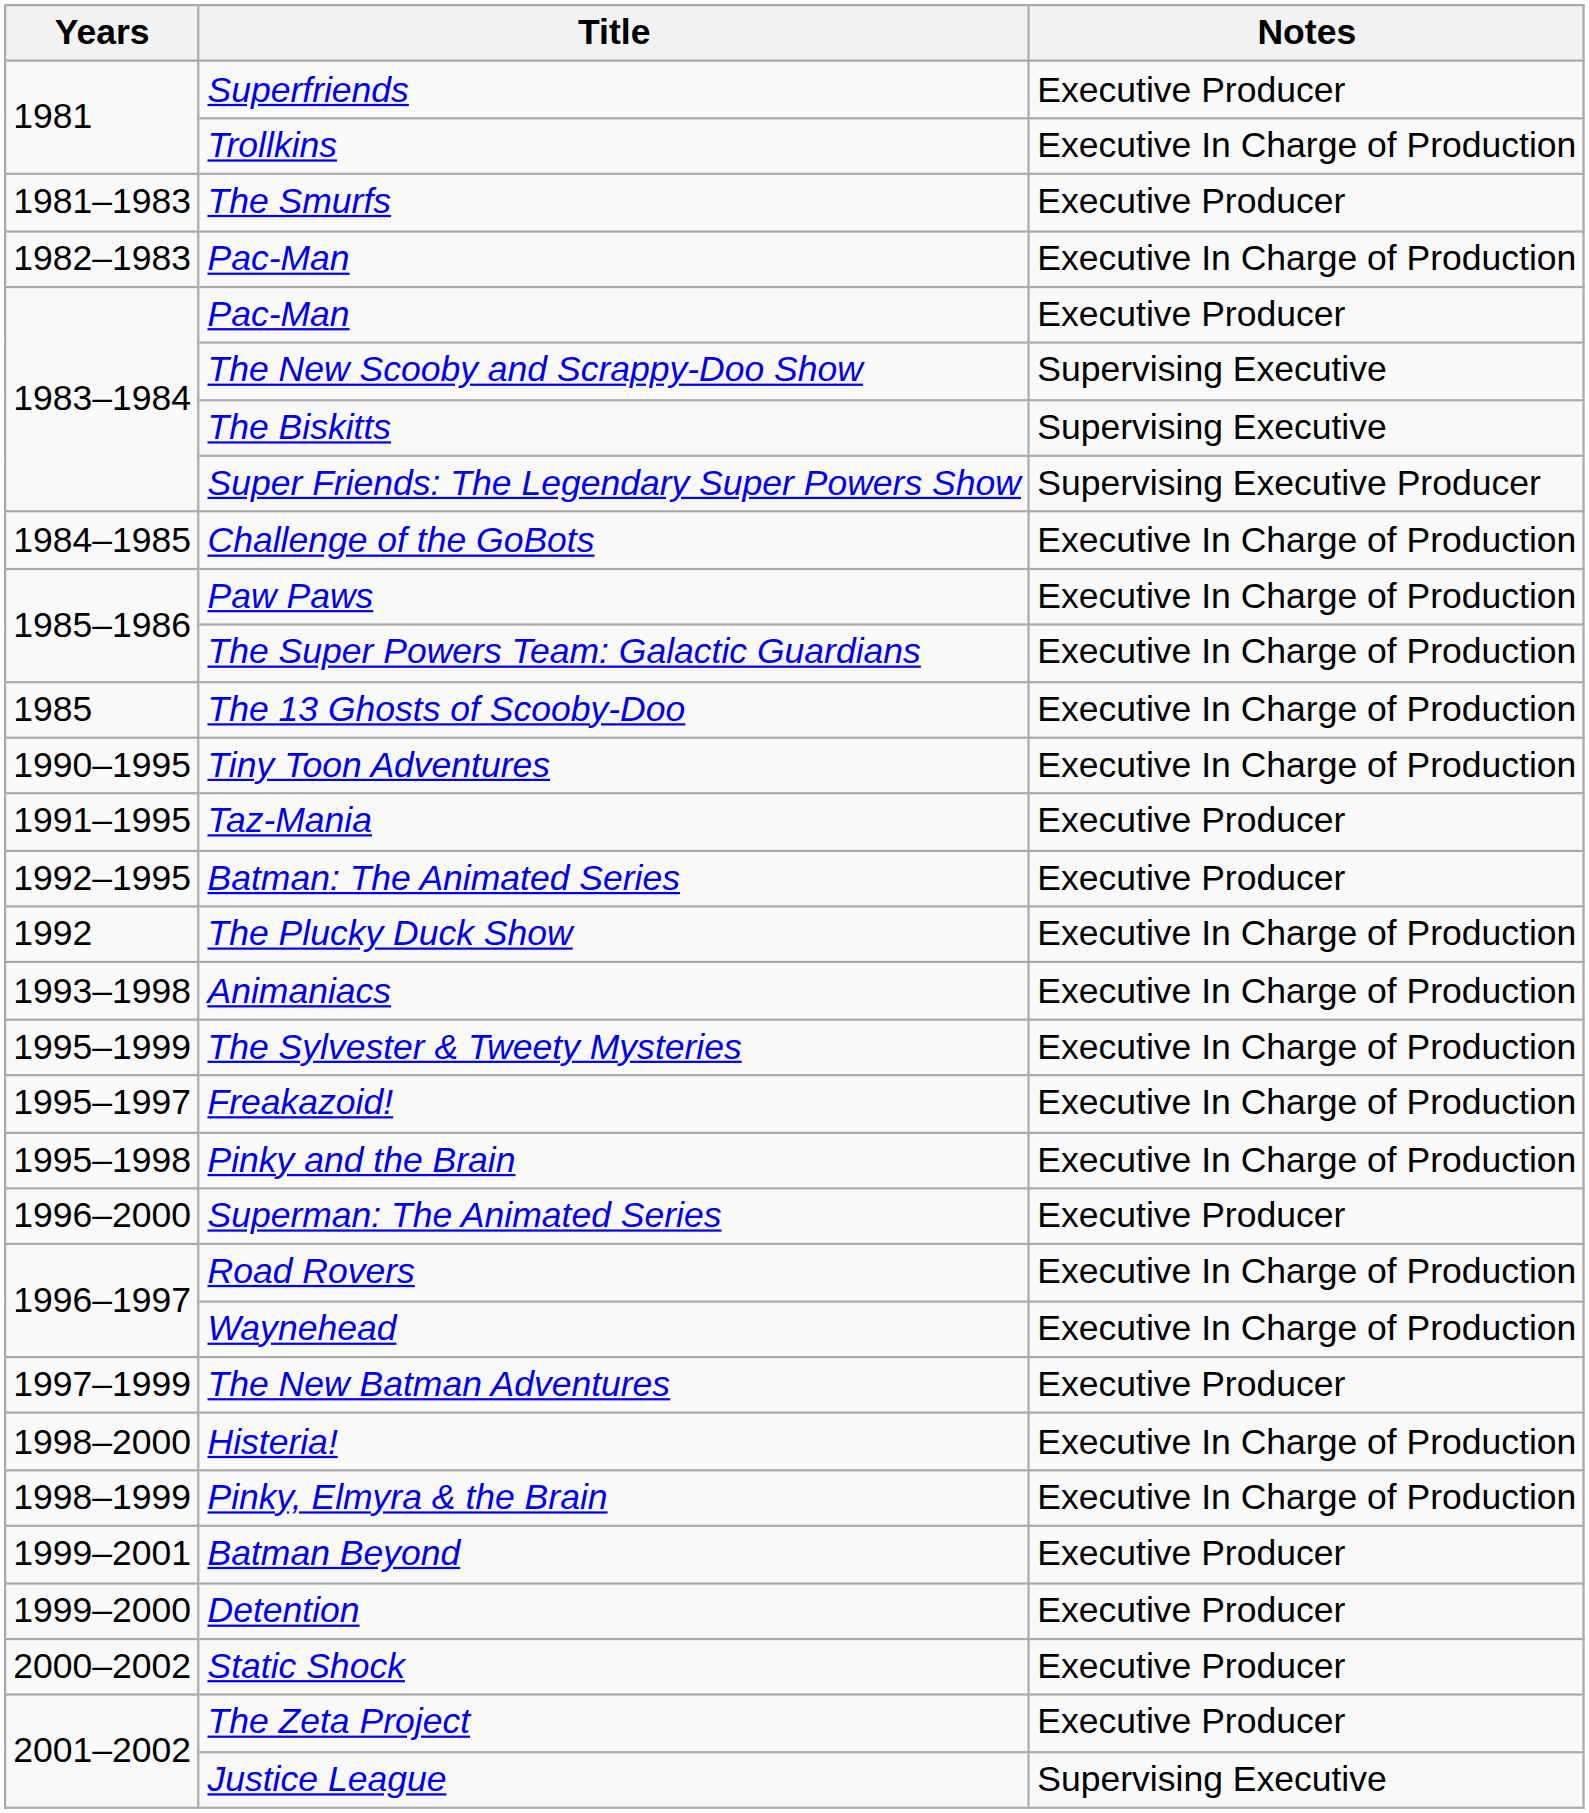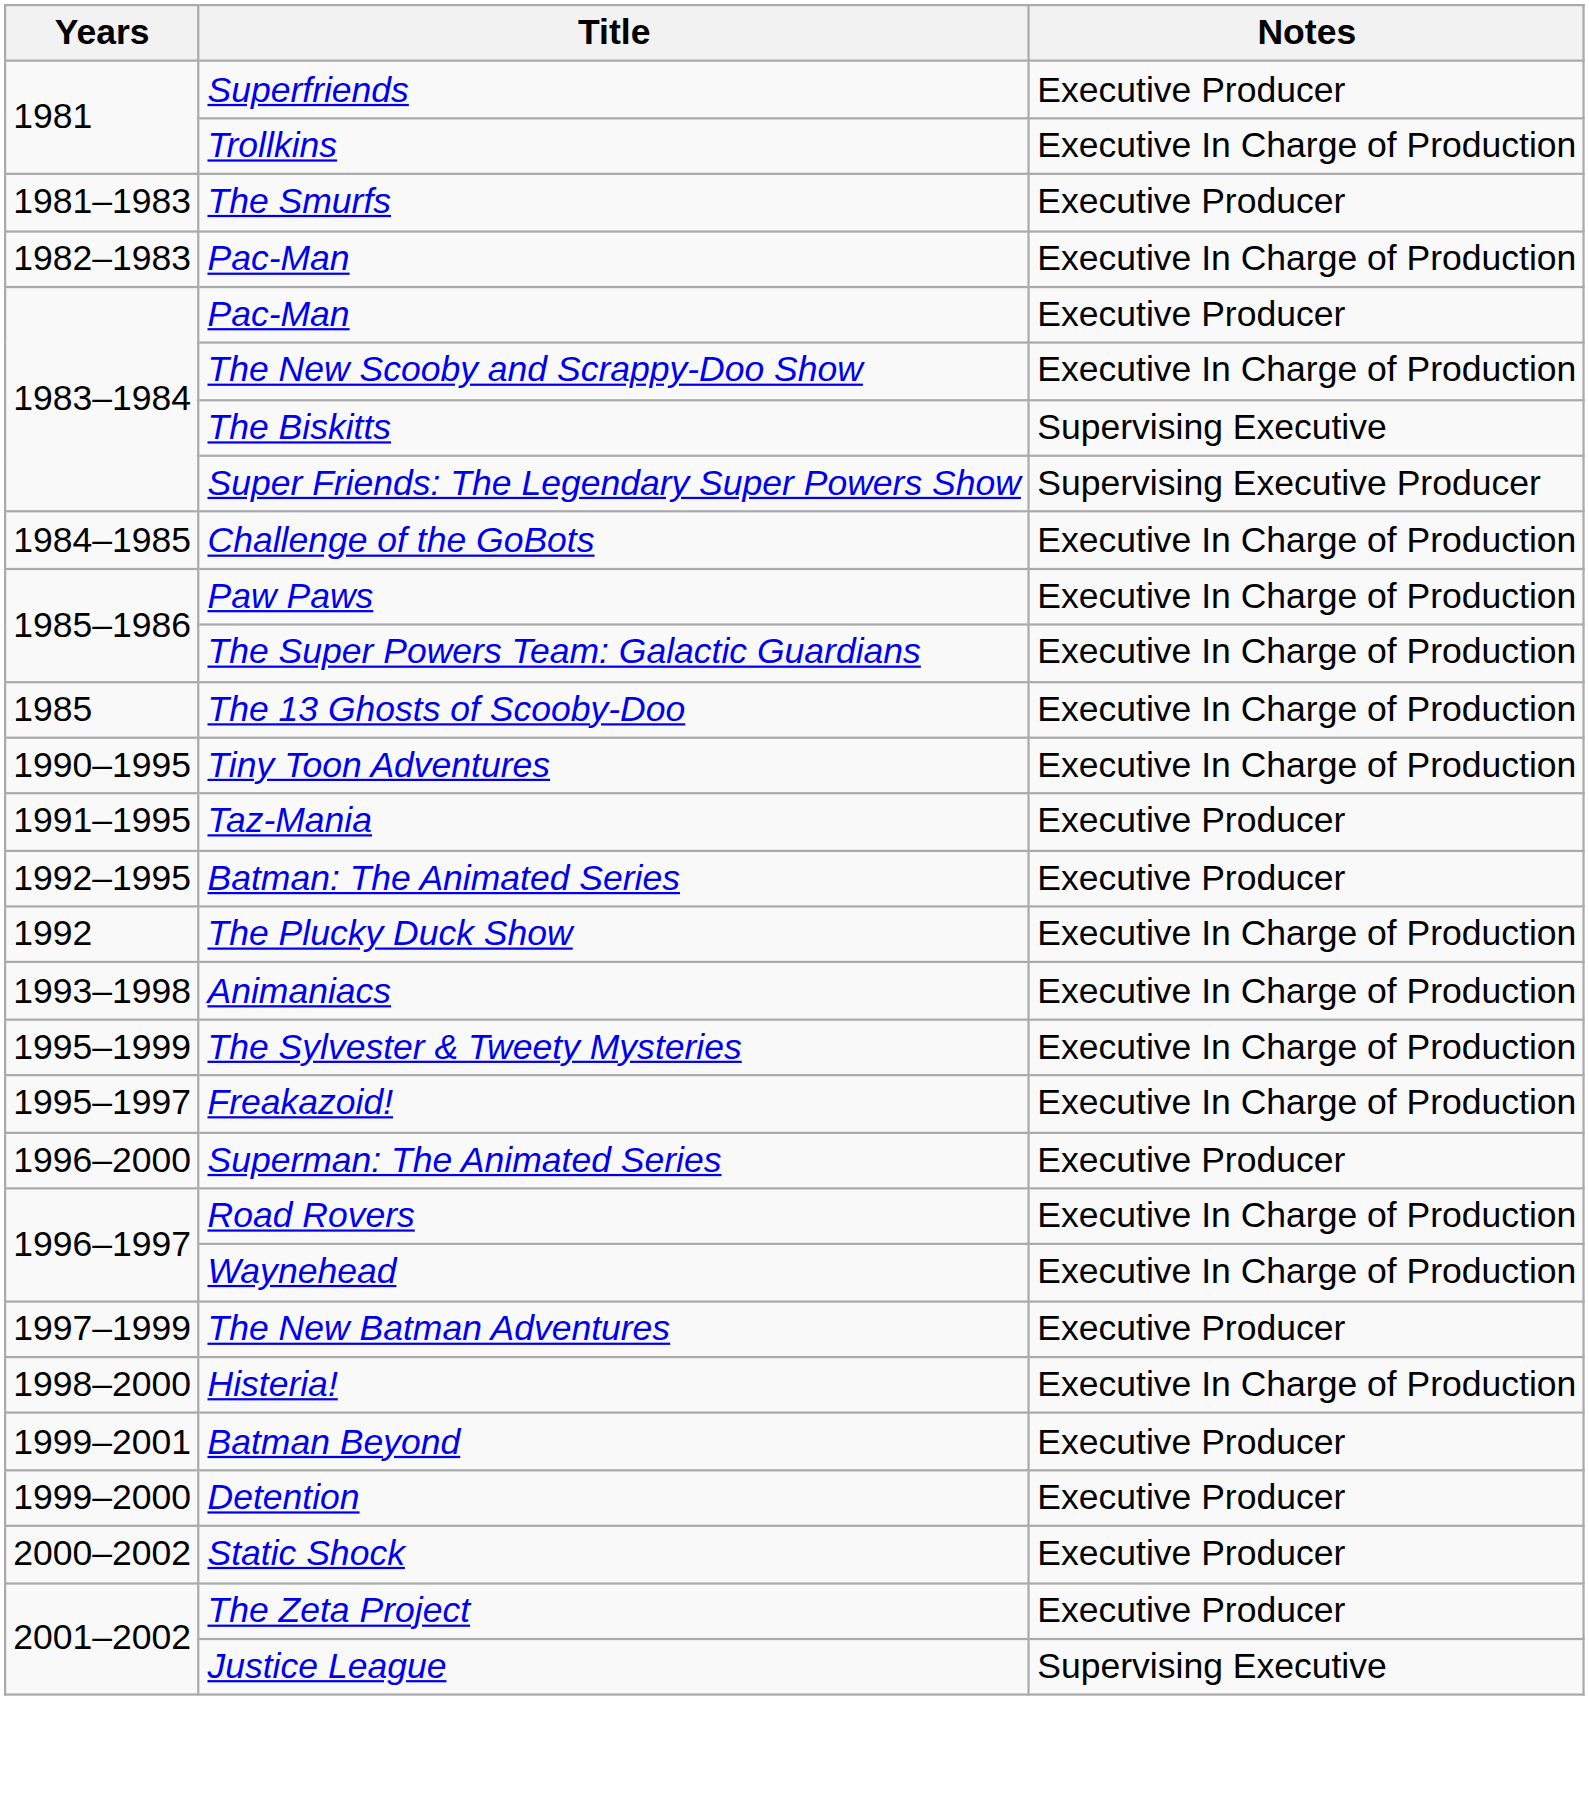(1212, 370) Supervising Executive -> (1307, 370) Executive In Charge of Production
- row: (102, 1159)
- row: (102, 1497)
